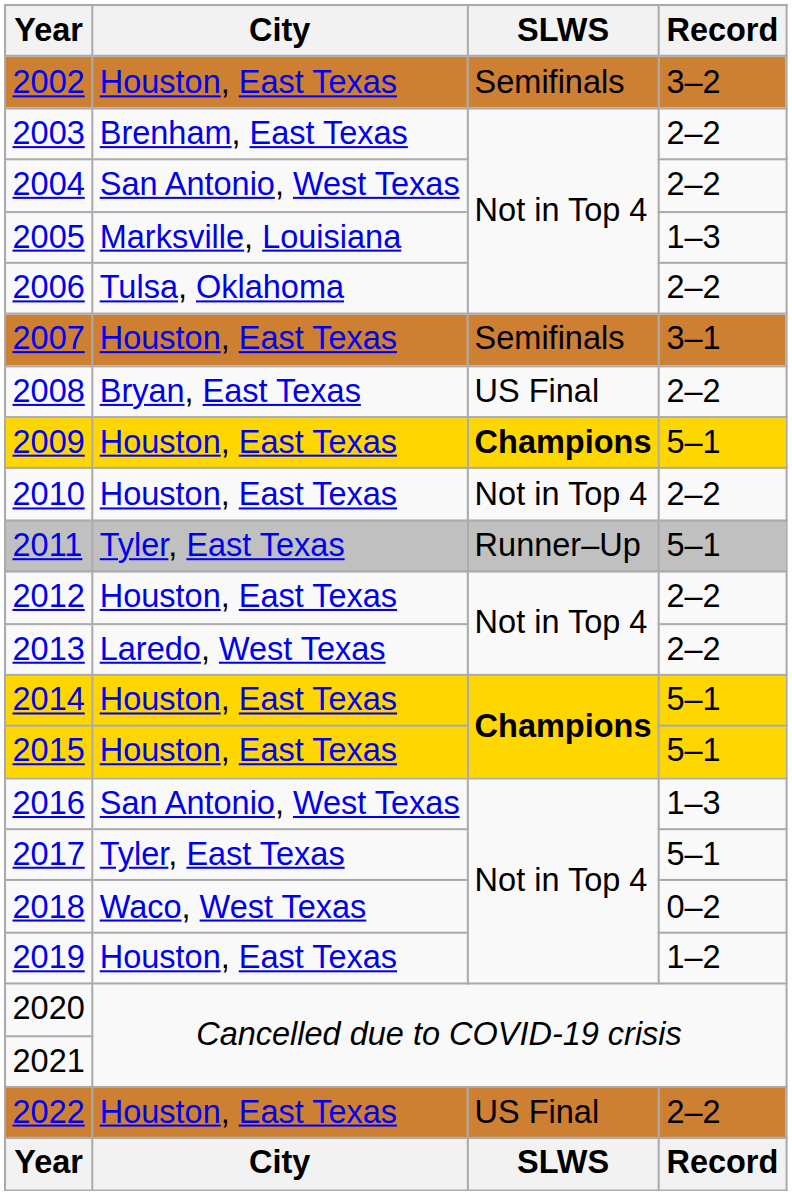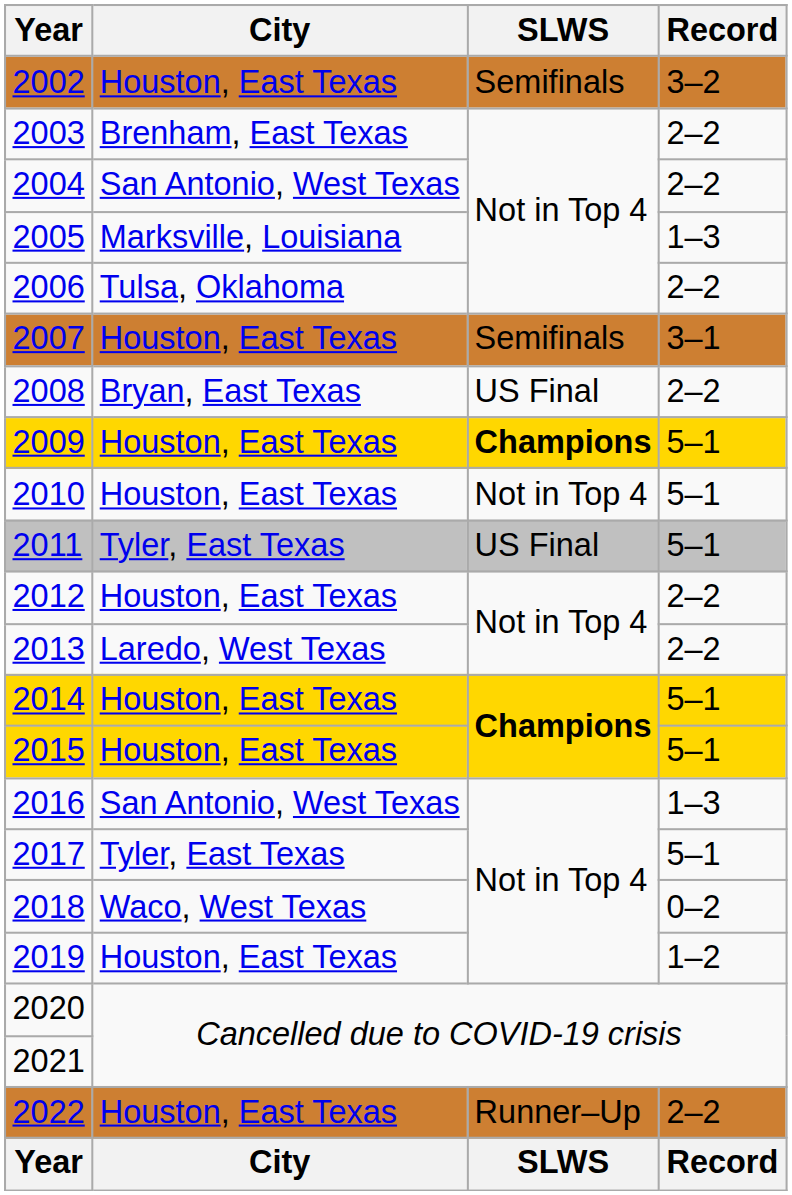(694, 493) 2–2 -> (694, 493) 5–1
(558, 545) Runner–Up -> (537, 545) US Final
(537, 1111) US Final -> (558, 1111) Runner–Up
